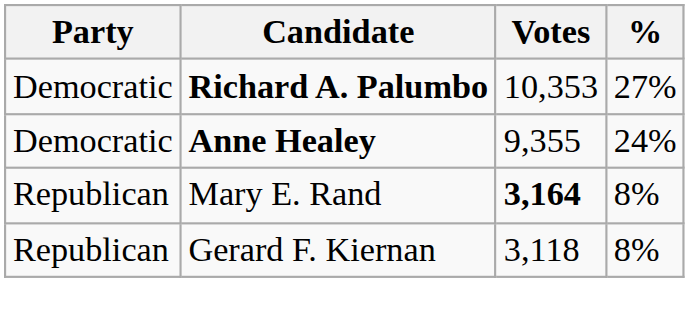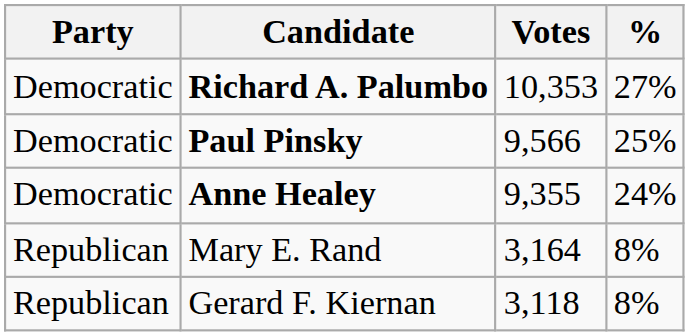+ row: (275, 140)
(542, 194) bold -> (542, 248) normal
